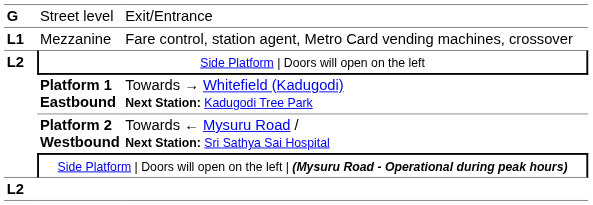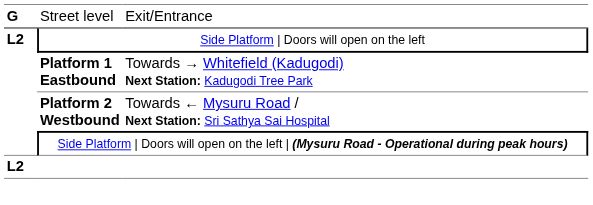- row: (75, 38)
